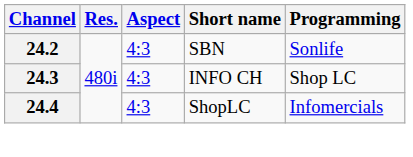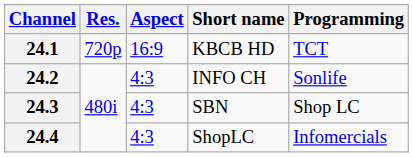+ row: (42, 48)
(207, 48) SBN -> (229, 78) INFO CH
(226, 78) INFO CH -> (210, 107) SBN
